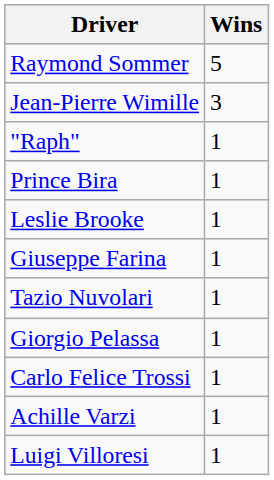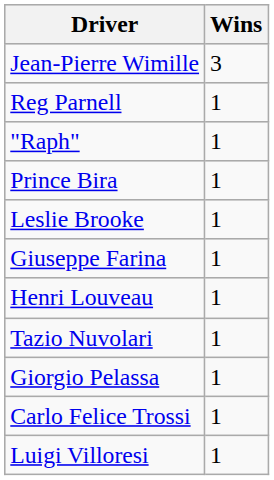- row: (99, 63)
+ row: (66, 102)
+ row: (82, 297)
- row: (73, 415)
